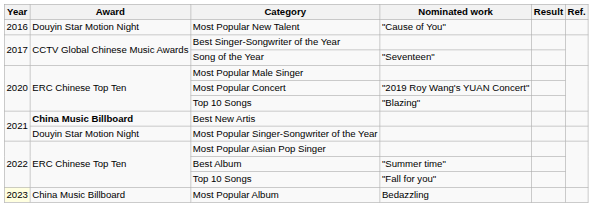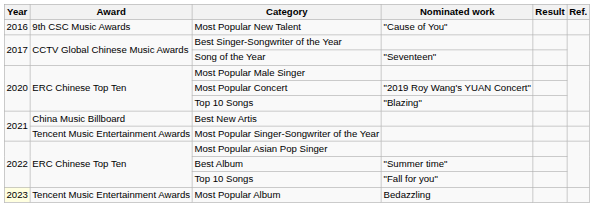(86, 27) Douyin Star Motion Night -> (81, 27) 9th CSC Music Awards
(83, 118) bold -> (79, 118) normal
(86, 133) Douyin Star Motion Night -> (111, 133) Tencent Music Entertainment Awards
(79, 194) China Music Billboard -> (111, 194) Tencent Music Entertainment Awards
